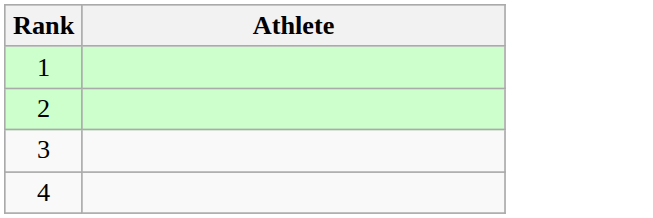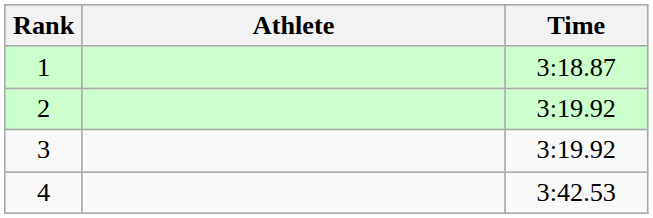+ column: (576, 25)
